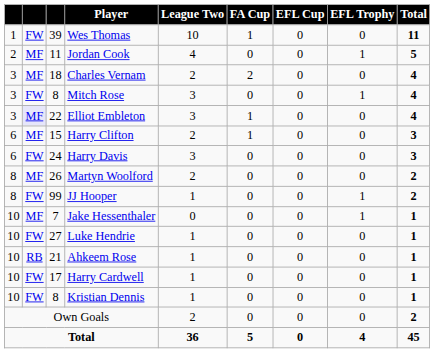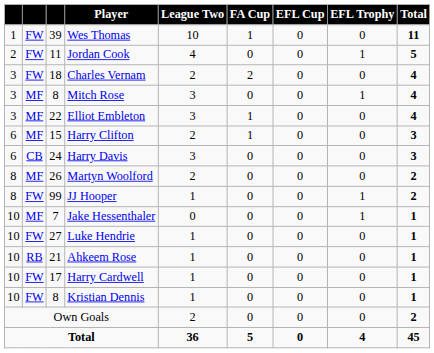(34, 55) MF -> (34, 55) FW
(34, 75) MF -> (34, 75) FW
(34, 95) FW -> (34, 95) MF
(34, 115) lavender background -> (34, 115) no background
(34, 156) FW -> (34, 156) CB
